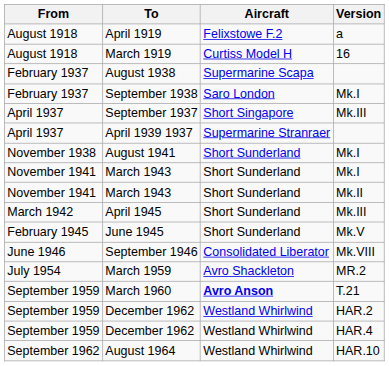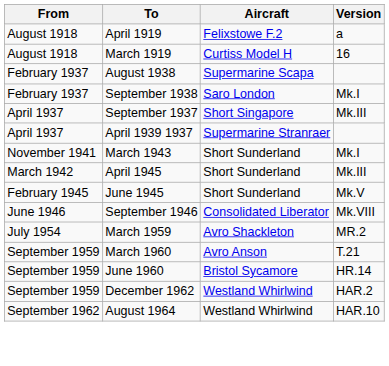- row: (140, 152)
- row: (138, 192)
(238, 291) bold -> (235, 251) normal
+ row: (134, 271)
- row: (150, 331)
